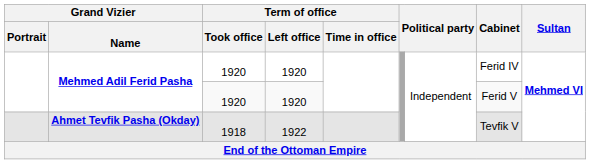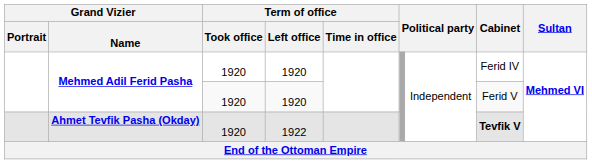(234, 132) 1918 -> (234, 132) 1920
(499, 126) normal -> (500, 126) bold
